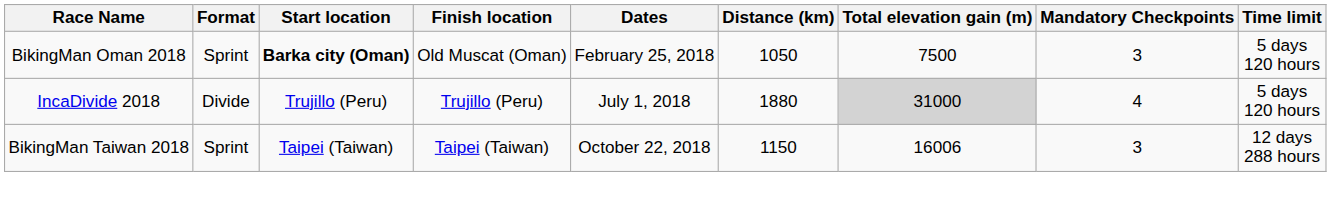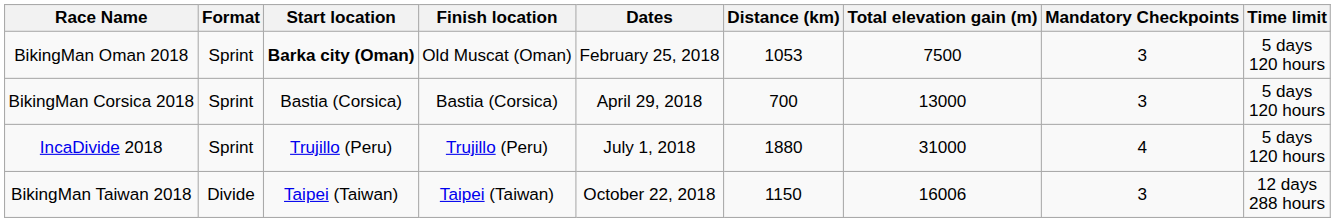(778, 54) 1050 -> (783, 54) 1053
+ row: (101, 101)
(226, 101) Divide -> (231, 147) Sprint
(937, 101) lightgrey background -> (942, 147) no background
(226, 147) Sprint -> (231, 194) Divide
